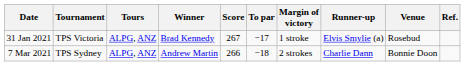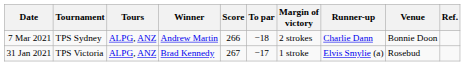rows swapped: (29, 38) <-> (30, 53)
